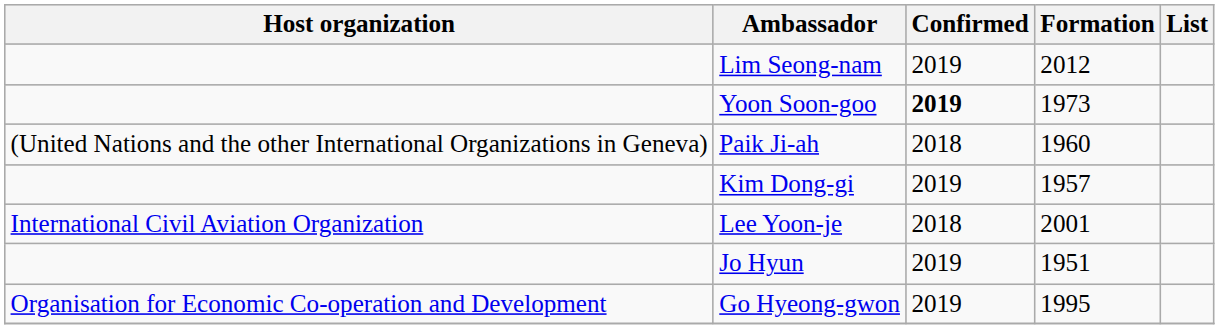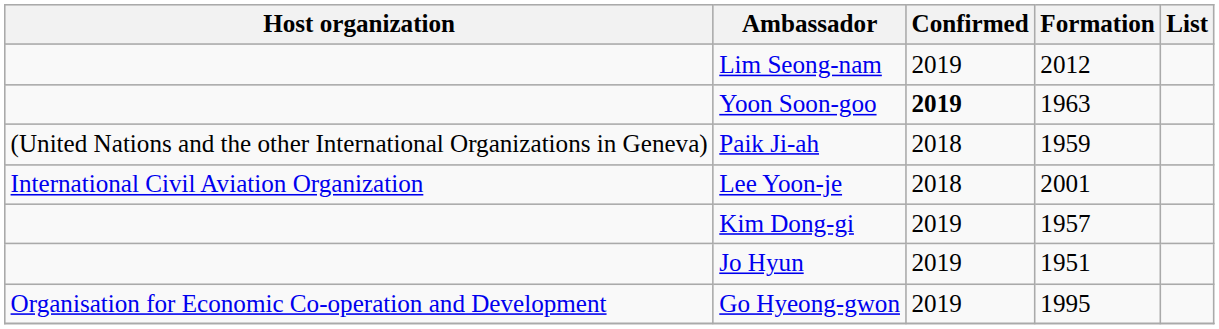(1065, 104) 1973 -> (1065, 104) 1963
(1065, 143) 1960 -> (1065, 143) 1959
rows swapped: (781, 223) <-> (787, 183)
